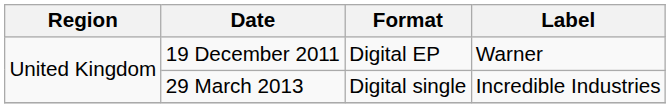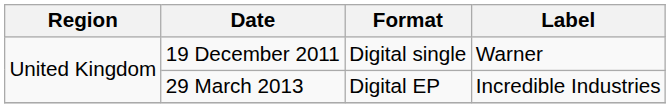(395, 53) Digital EP -> (408, 53) Digital single
(408, 86) Digital single -> (395, 86) Digital EP
